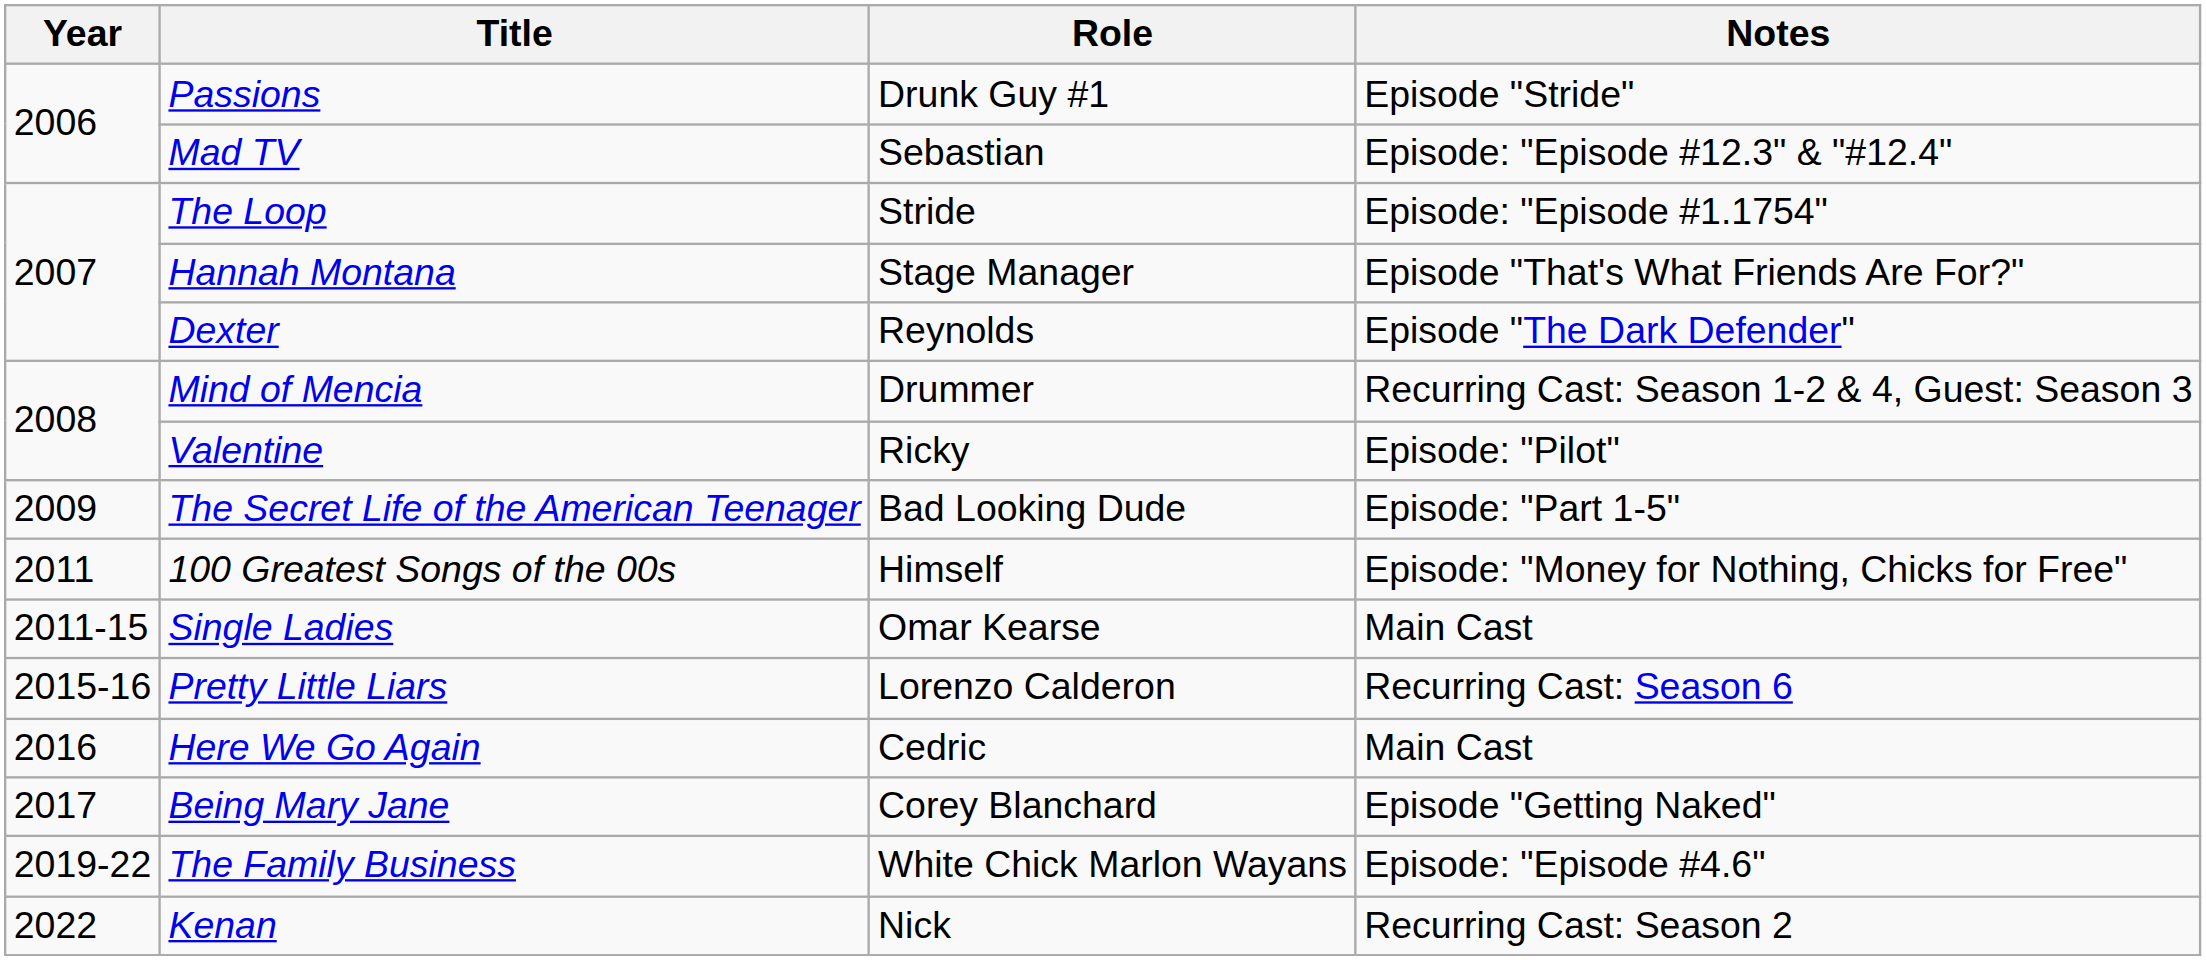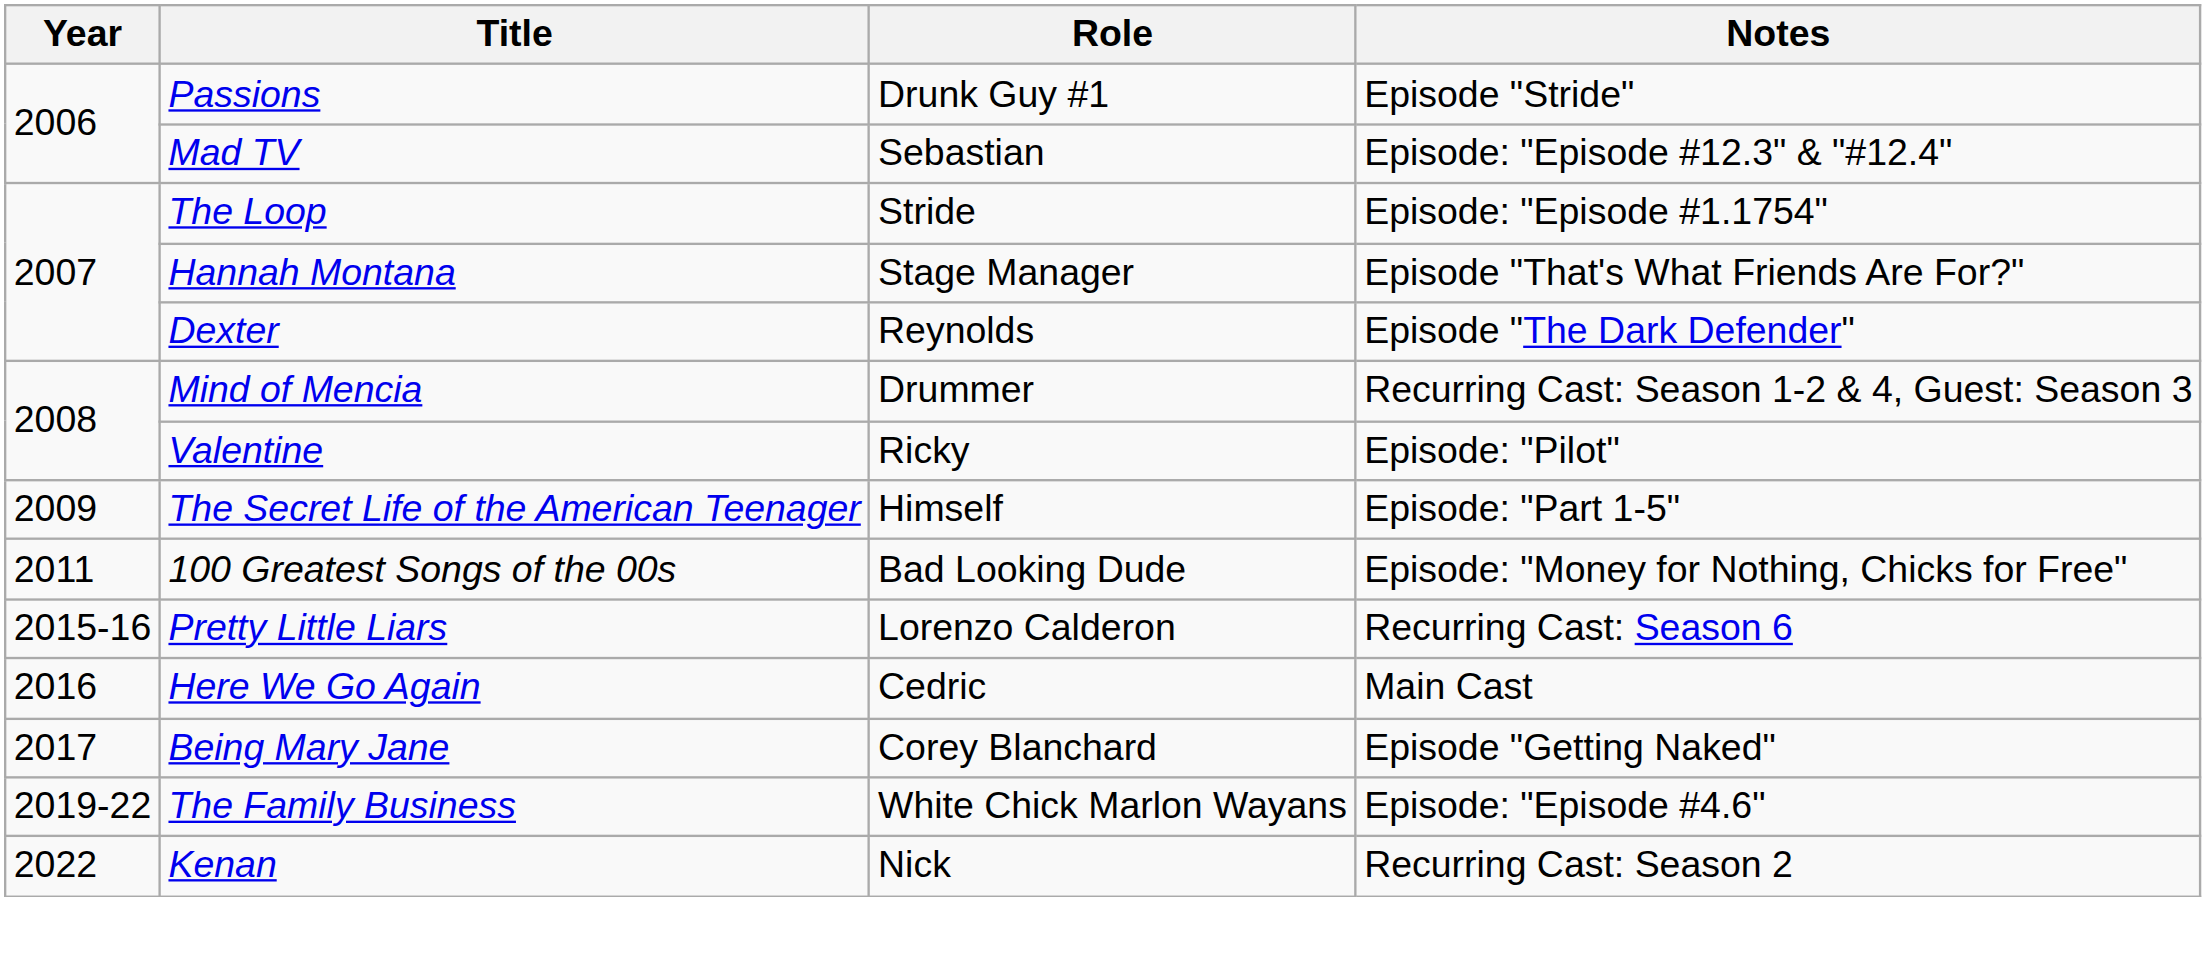(1032, 509) Bad Looking Dude -> (940, 509) Himself
(940, 568) Himself -> (1032, 568) Bad Looking Dude
- row: (281, 627)
